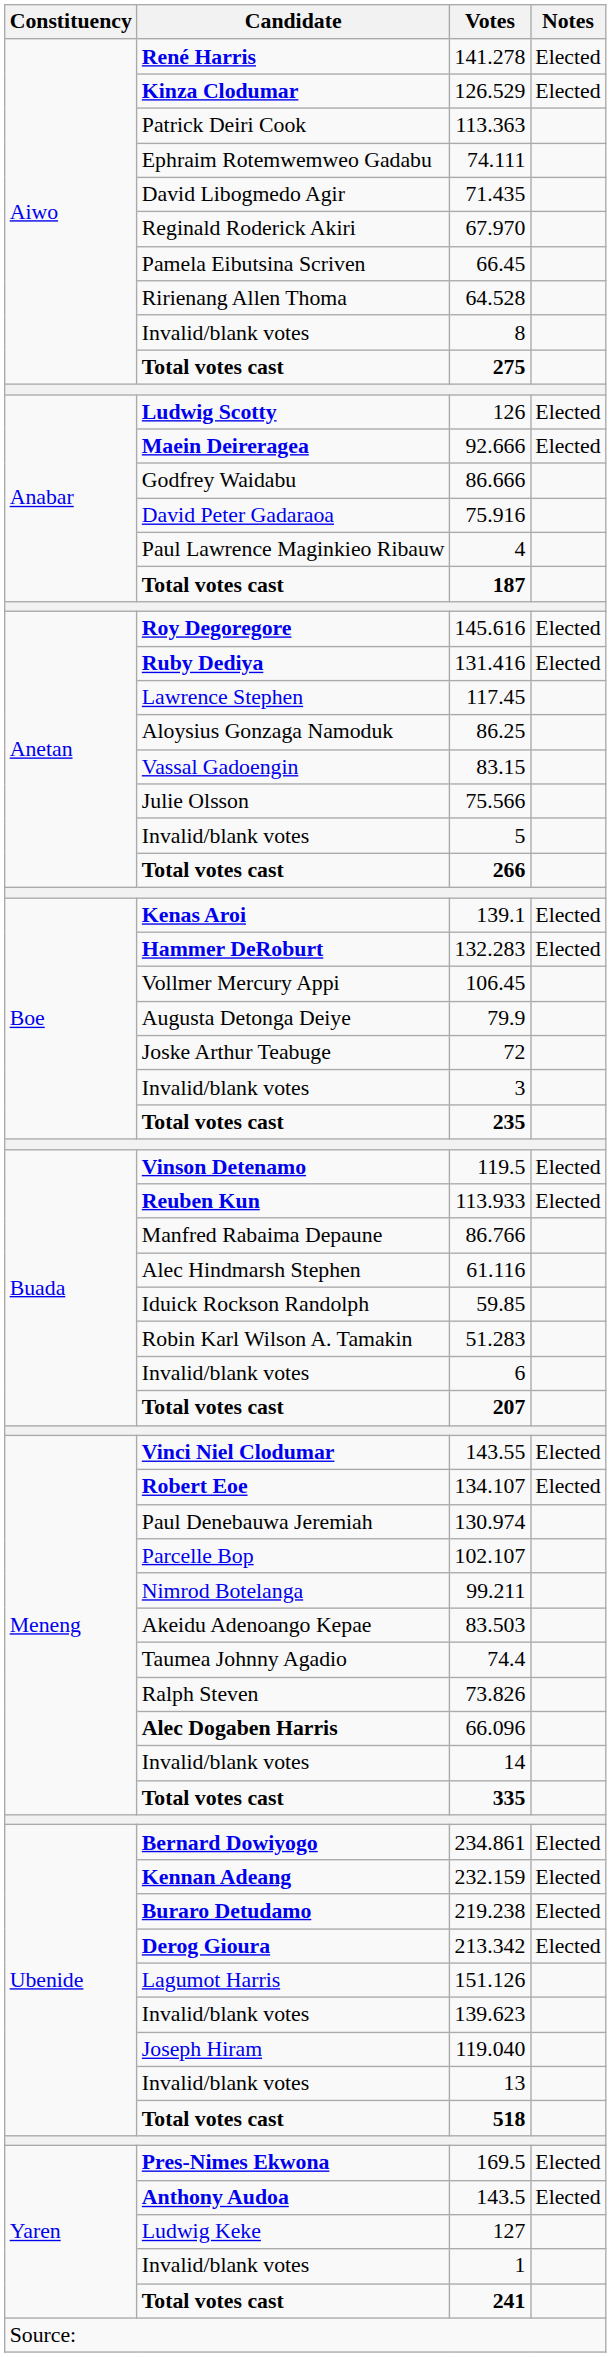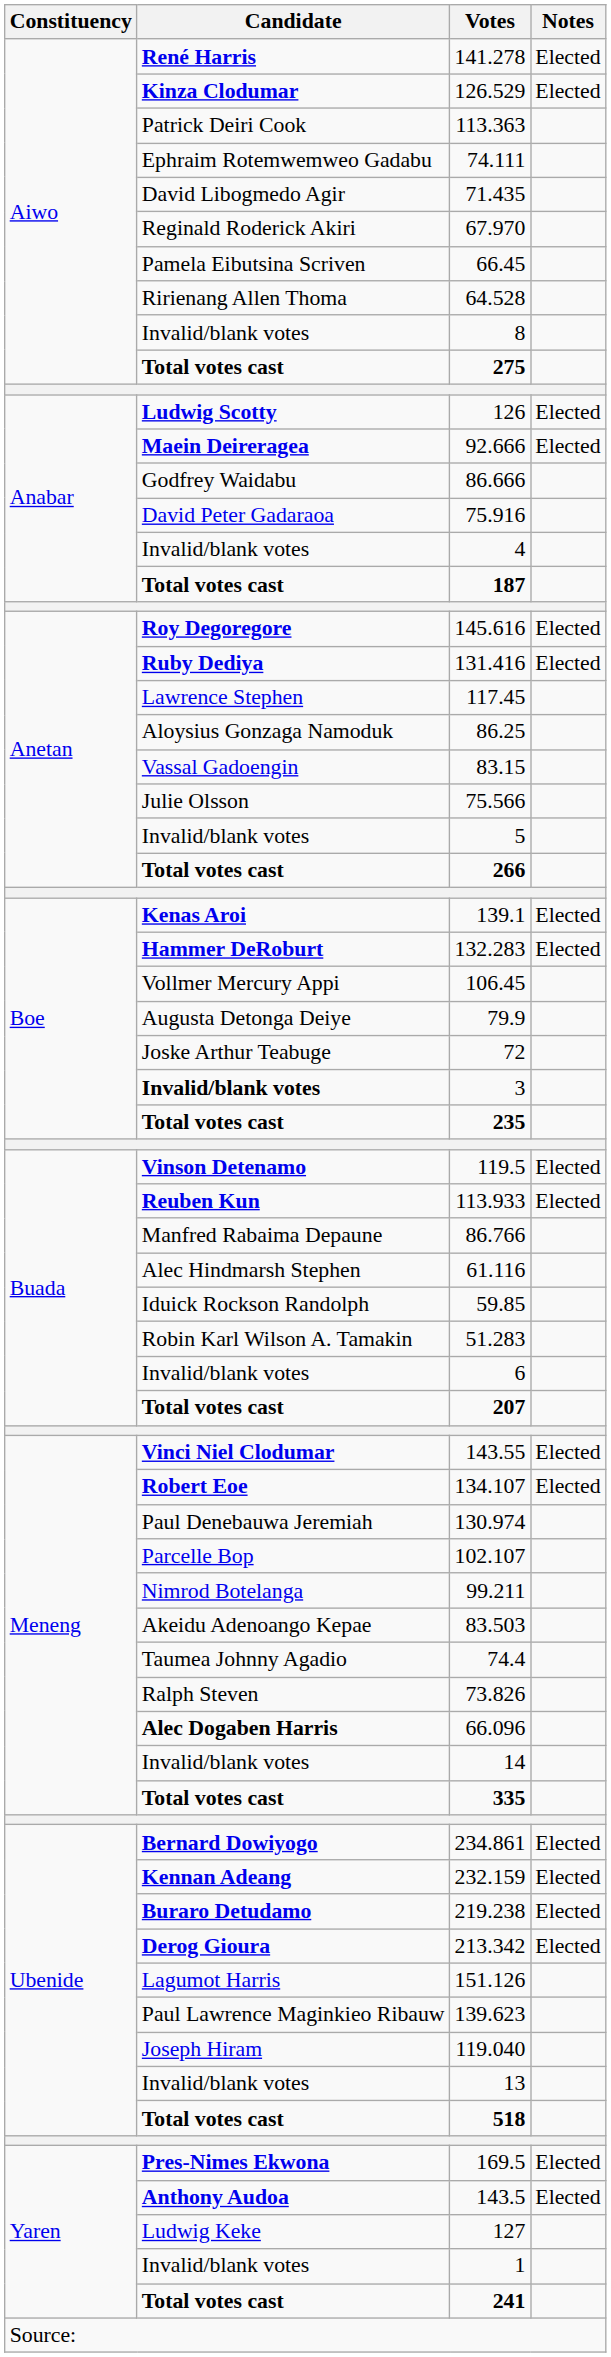(293, 549) Paul Lawrence Maginkieo Ribauw -> (226, 549) Invalid/blank votes
(226, 1087) normal -> (231, 1087) bold
(226, 2014) Invalid/blank votes -> (293, 2014) Paul Lawrence Maginkieo Ribauw
